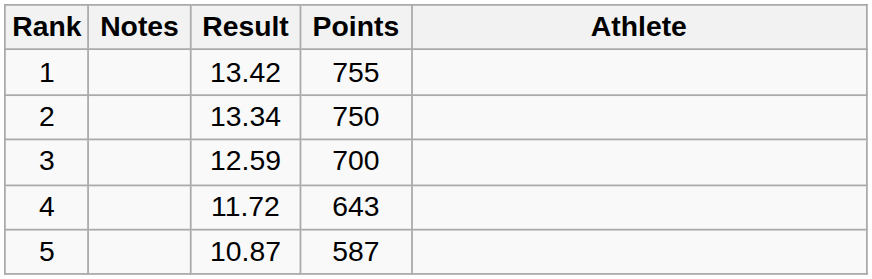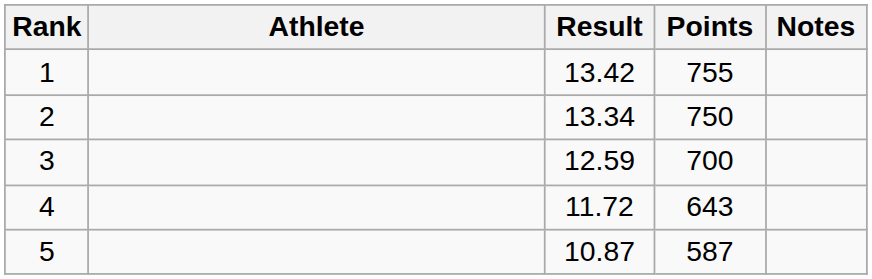columns swapped: (639, 26) <-> (140, 26)
